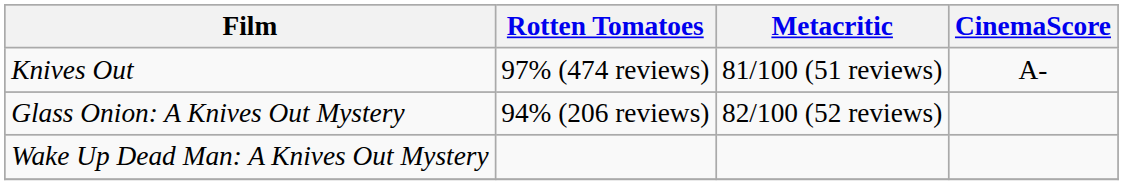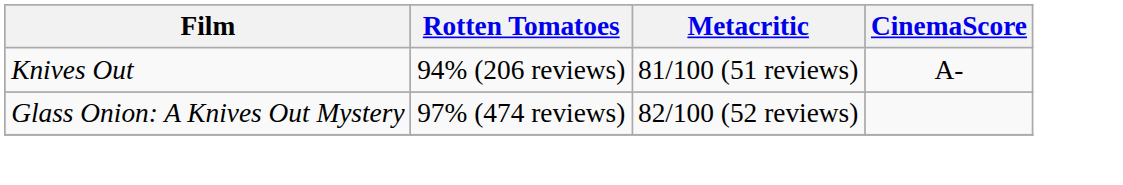(605, 69) 97% (474 reviews) -> (521, 69) 94% (206 reviews)
(605, 112) 94% (206 reviews) -> (521, 112) 97% (474 reviews)
- row: (250, 156)
